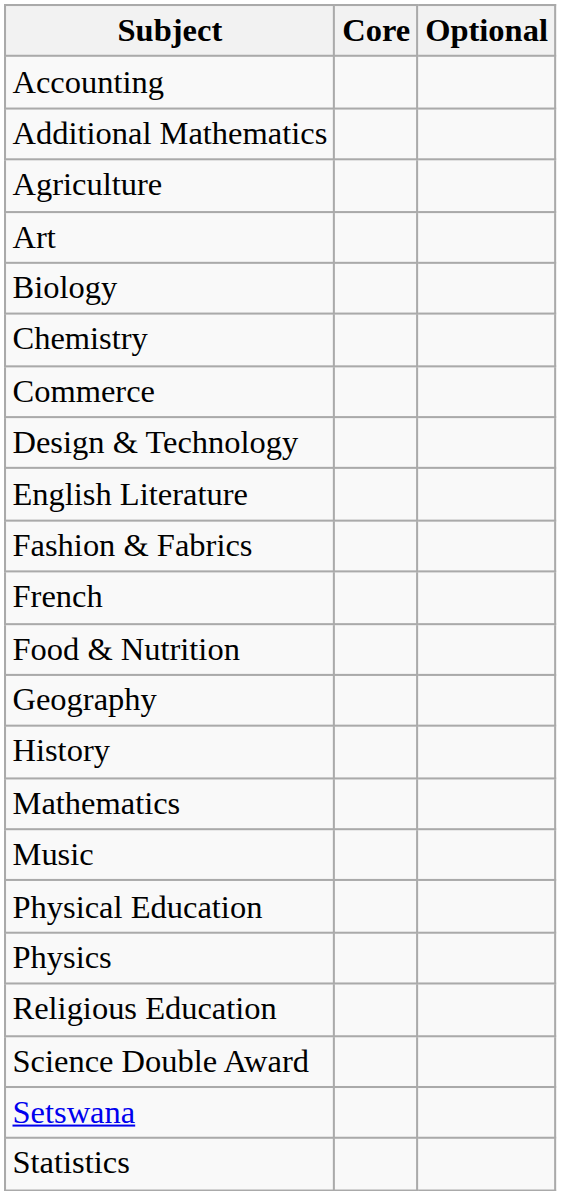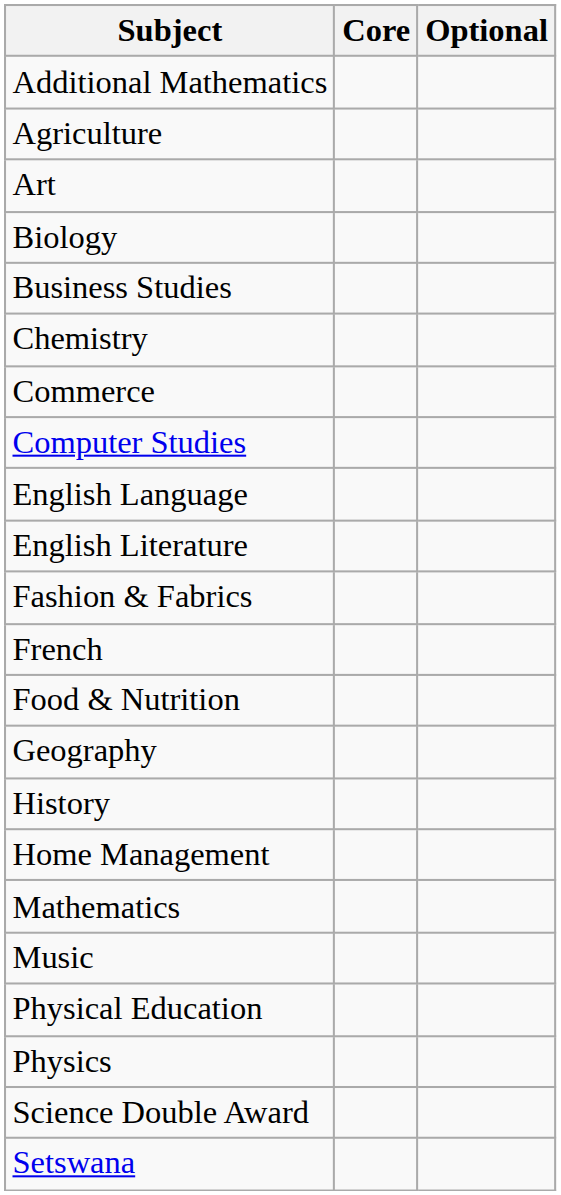- row: (88, 81)
+ row: (122, 287)
+ row: (129, 442)
- row: (155, 442)
+ row: (130, 493)
+ row: (141, 854)
- row: (145, 1008)
- row: (71, 1163)
